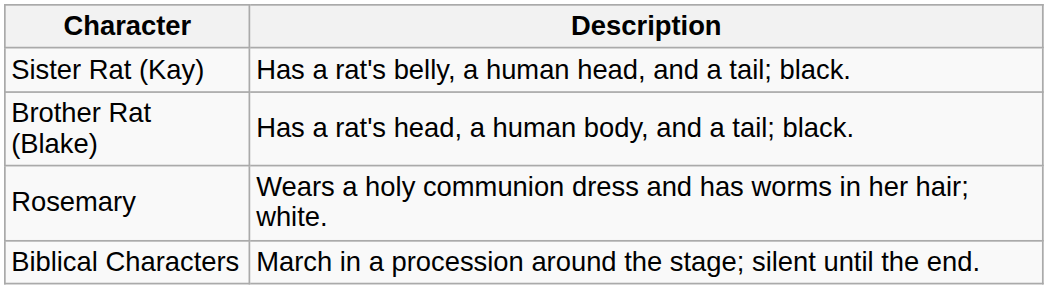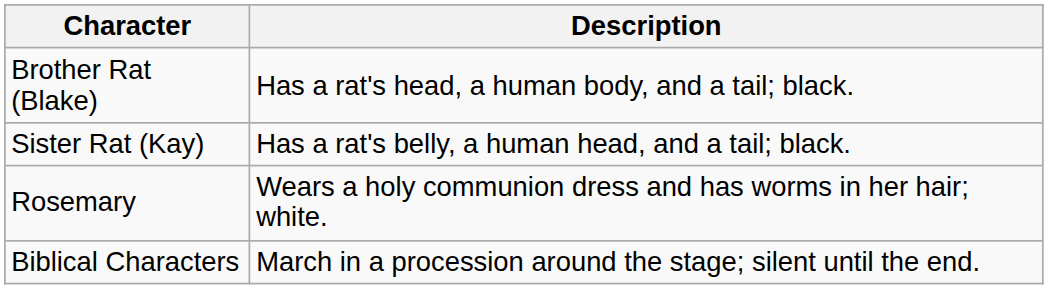rows swapped: (81, 128) <-> (108, 69)
